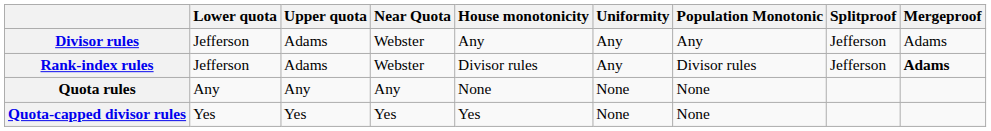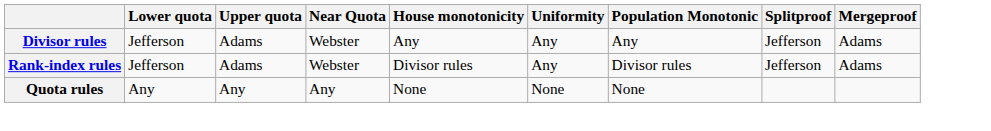(926, 65) bold -> (860, 65) normal
- row: (97, 114)
